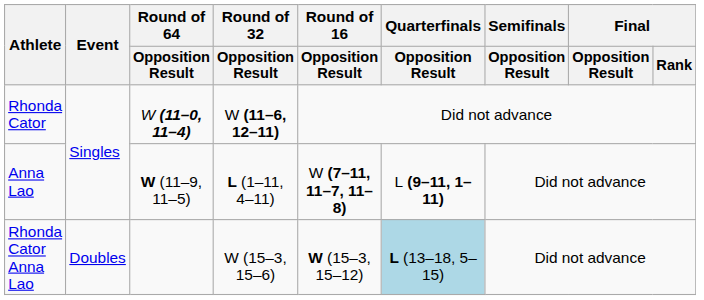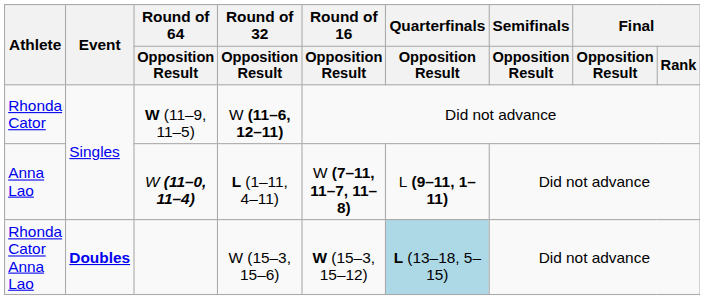(171, 123) W (11–0, 11–4) -> (176, 123) W (11–9, 11–5)
(171, 190) W (11–9, 11–5) -> (176, 190) W (11–0, 11–4)
(98, 258) normal -> (100, 258) bold
